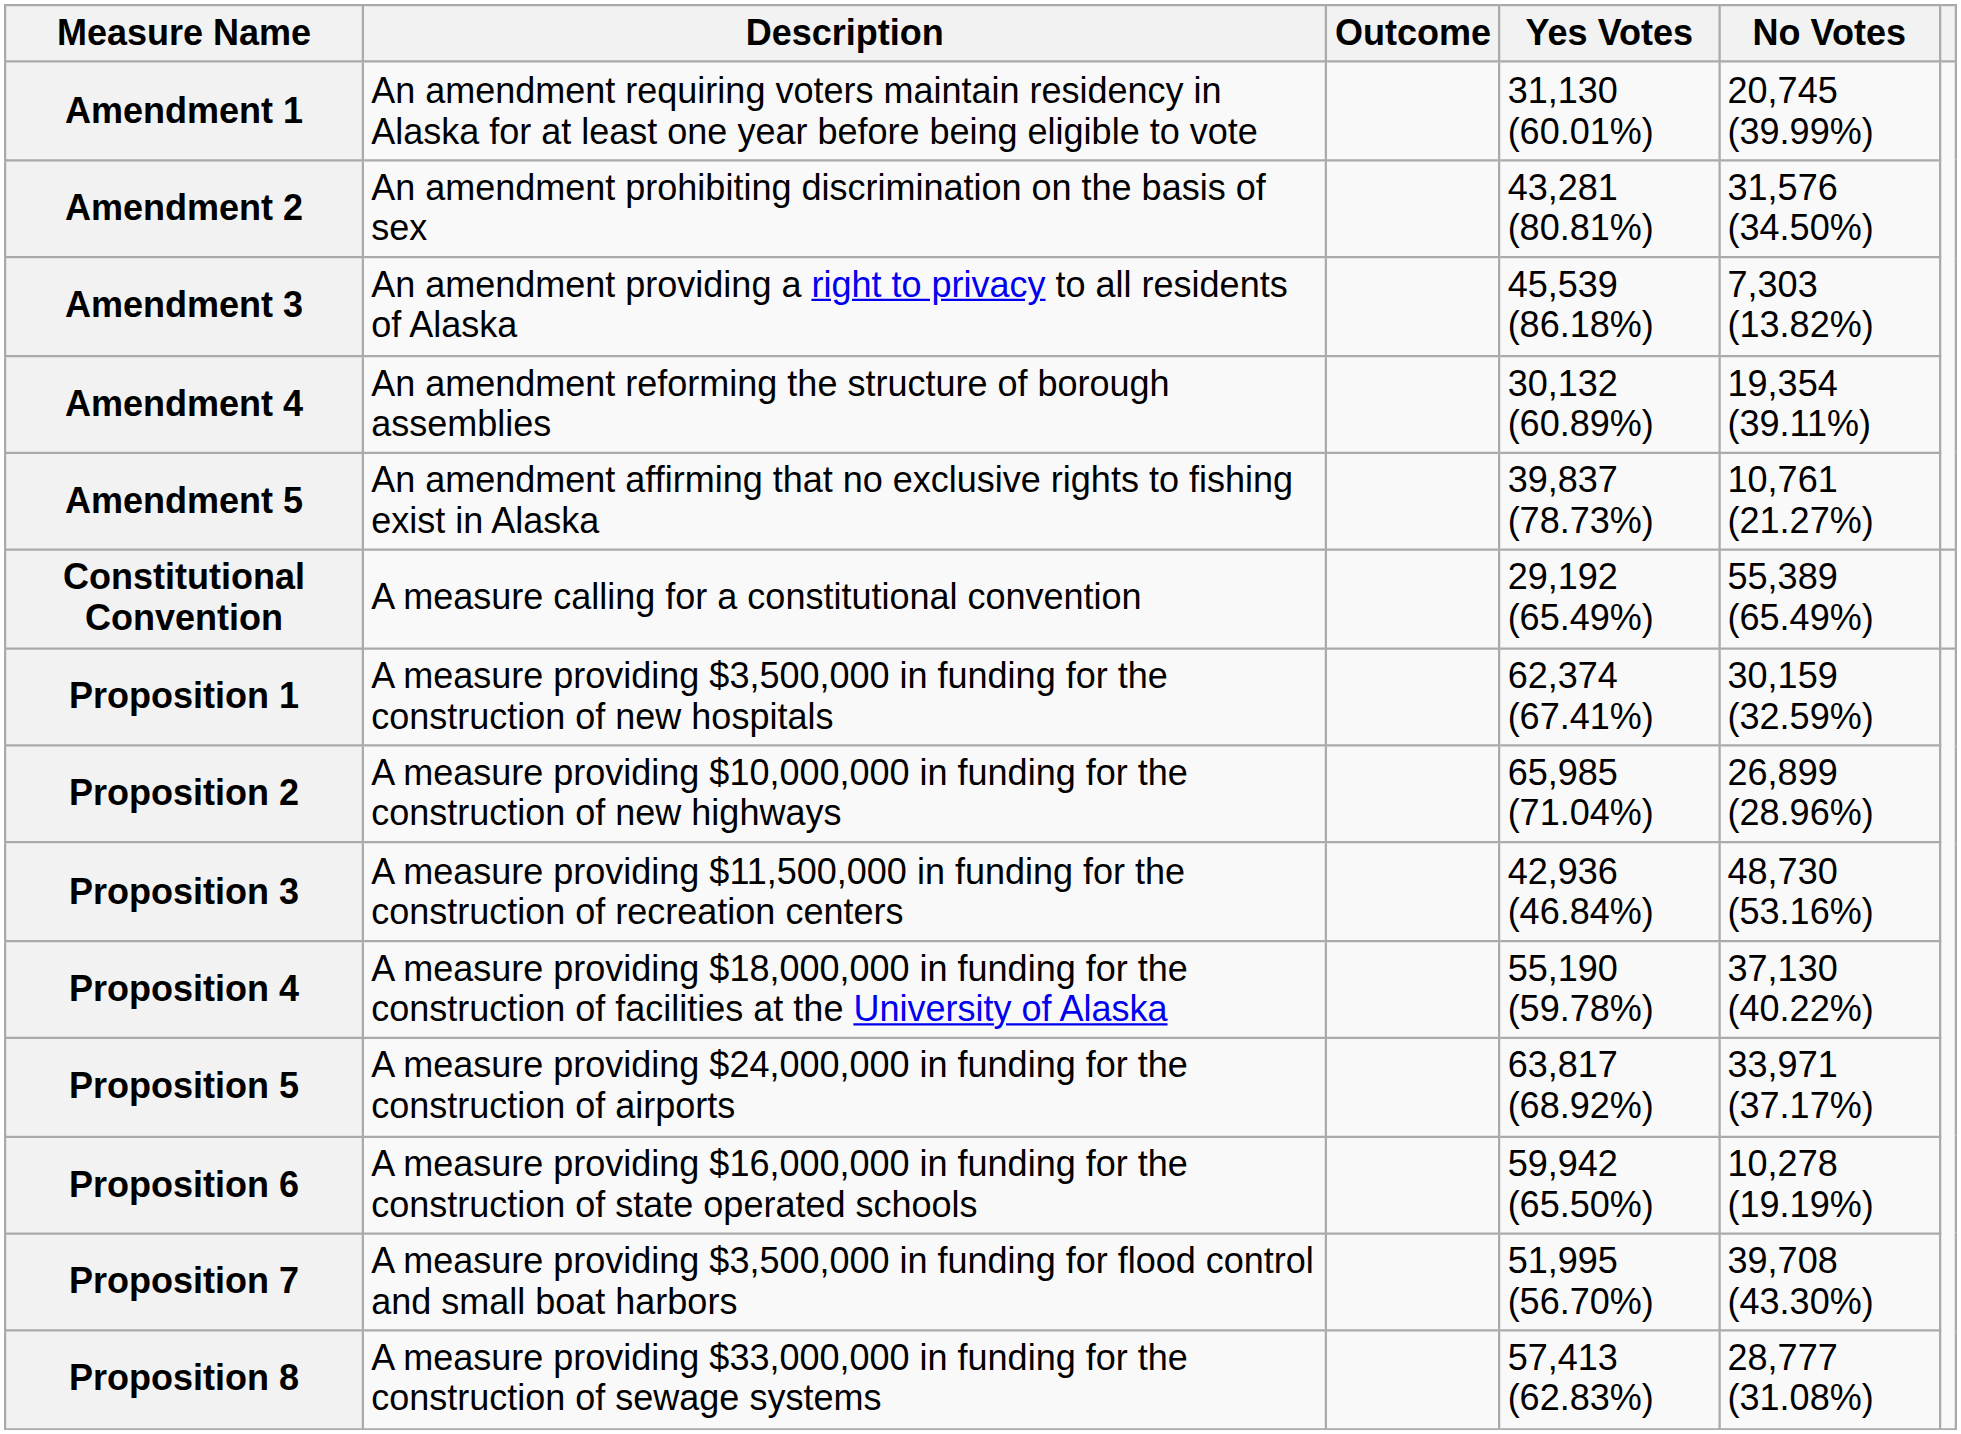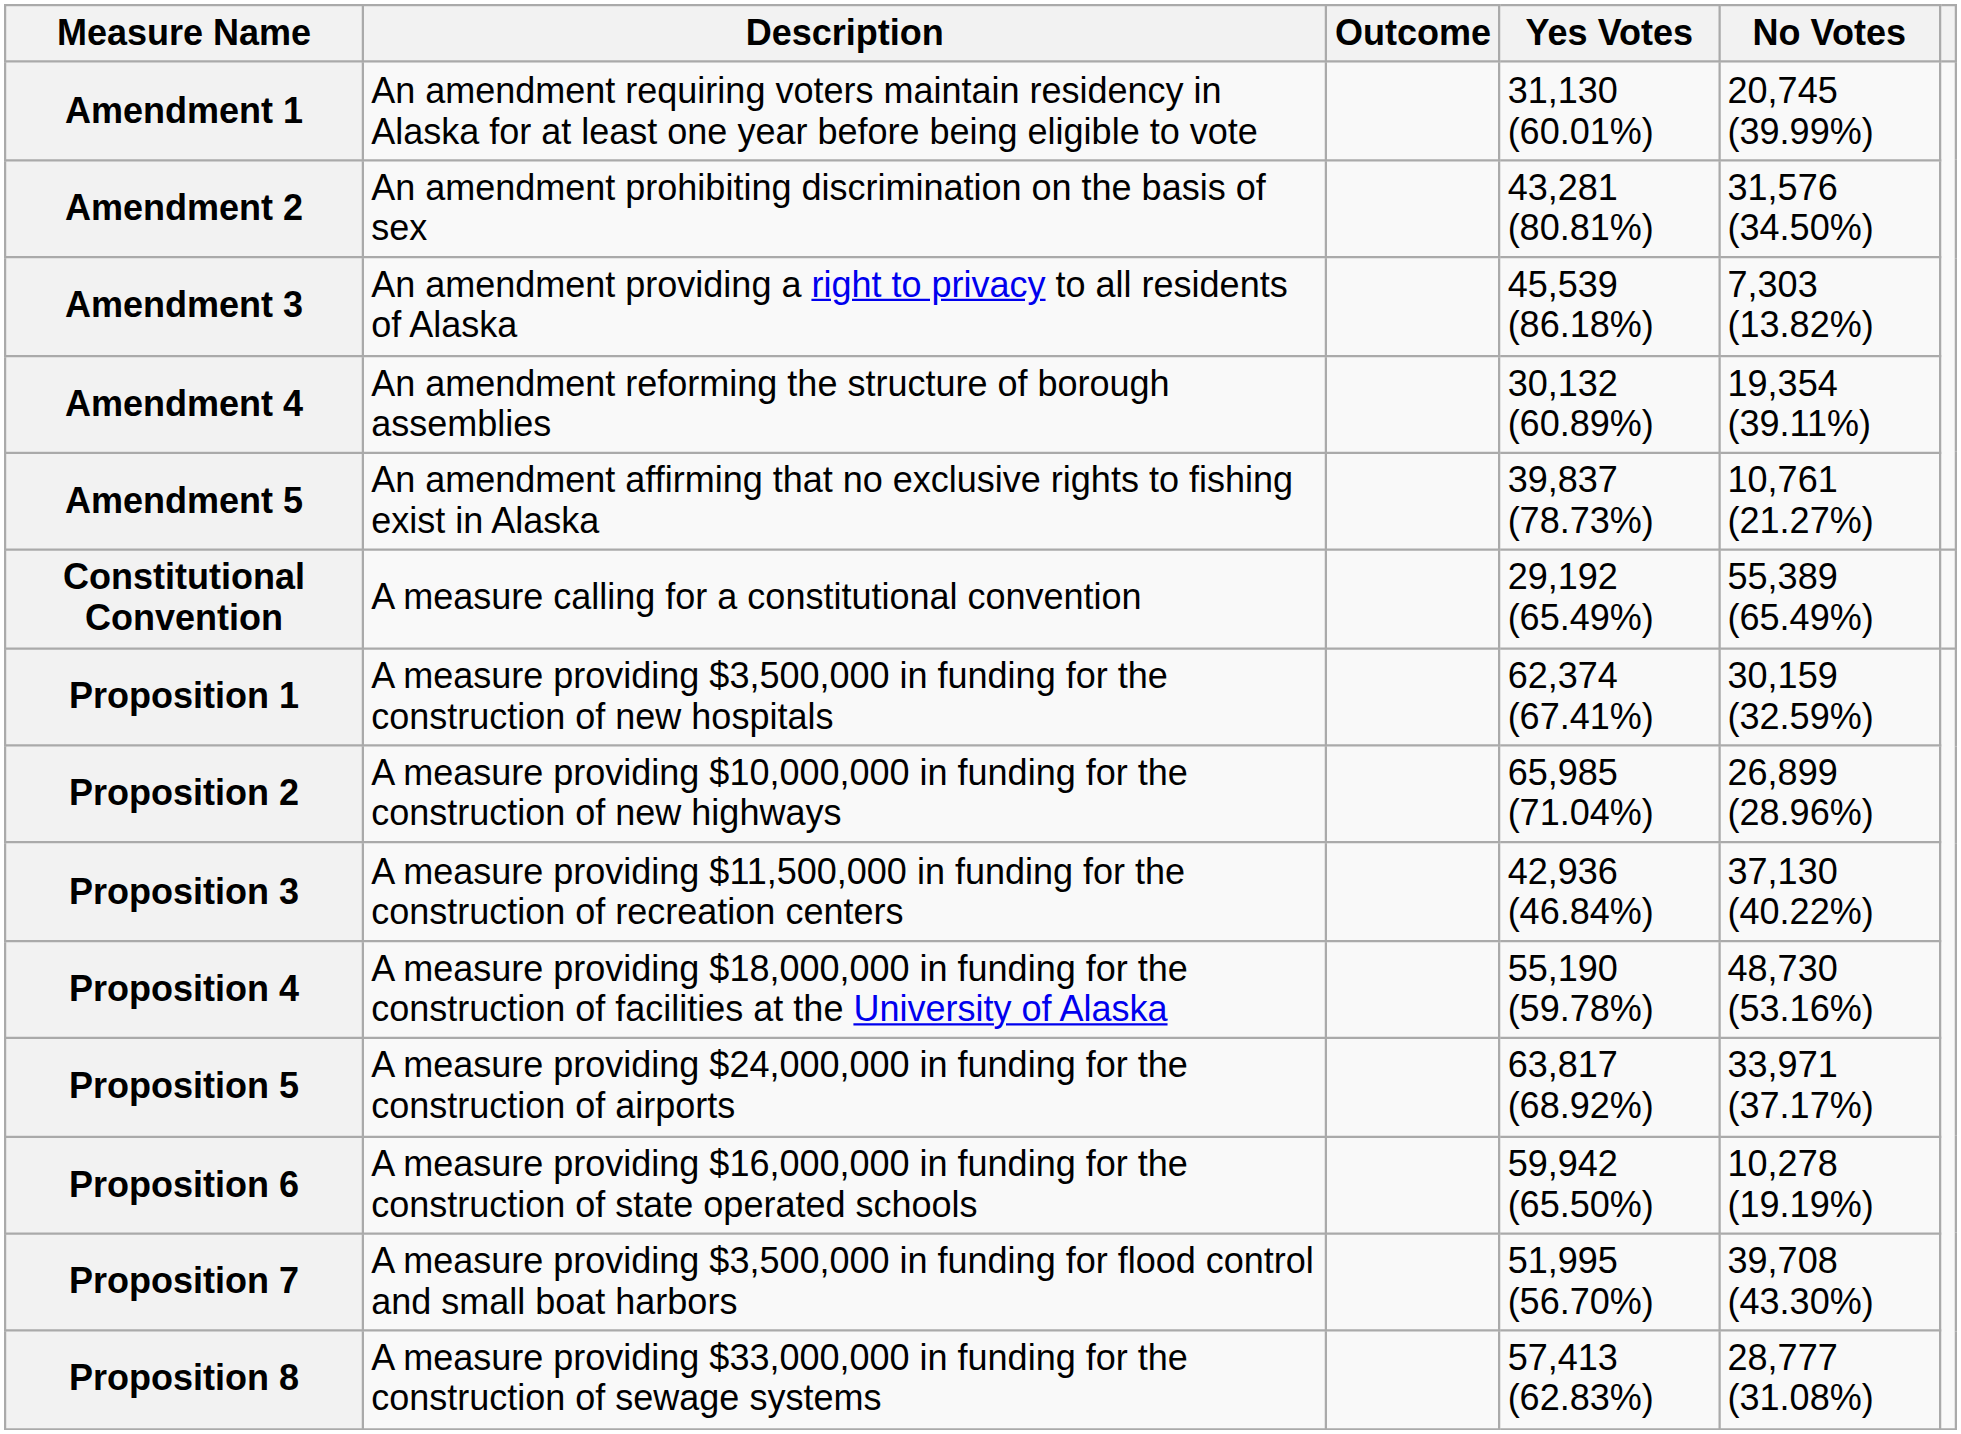(1801, 891) 48,730 (53.16%) -> (1801, 891) 37,130 (40.22%)
(1801, 988) 37,130 (40.22%) -> (1801, 988) 48,730 (53.16%)
